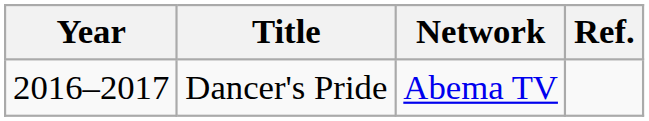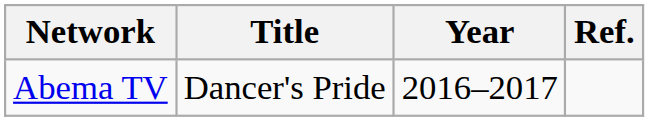columns swapped: (91, 32) <-> (481, 32)
